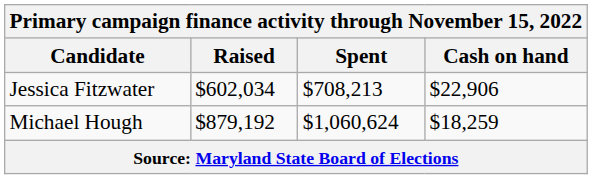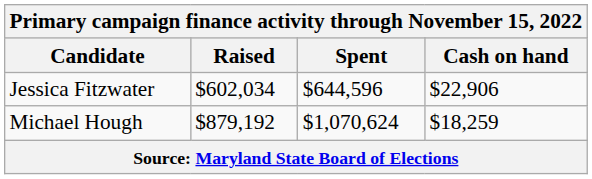(343, 88) $708,213 -> (343, 88) $644,596
(351, 122) $1,060,624 -> (351, 122) $1,070,624
